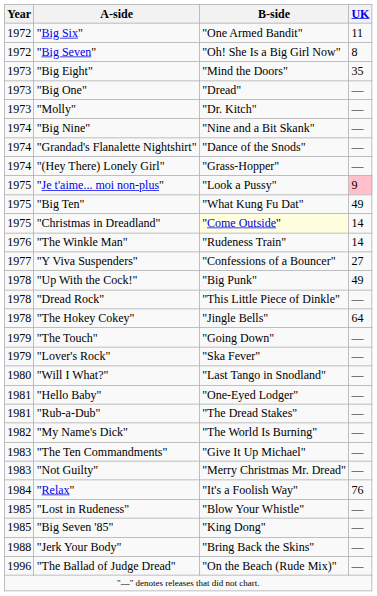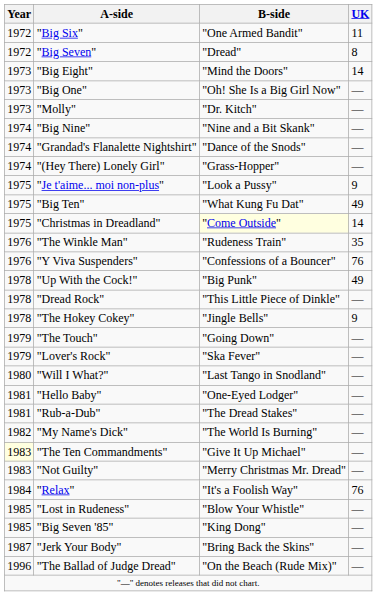(271, 52) "Oh! She Is a Big Girl Now" -> (222, 52) "Dread"
(357, 71) 35 -> (357, 71) 14
(222, 90) "Dread" -> (271, 90) "Oh! She Is a Big Girl Now"
(354, 185) pink background -> (354, 185) no background
(357, 242) 14 -> (357, 242) 35
(19, 261) 1977 -> (19, 261) 1976
(357, 261) 27 -> (357, 261) 76
(357, 318) 64 -> (354, 318) 9
(19, 451) no background -> (19, 451) lightyellow background
(19, 546) 1988 -> (19, 546) 1987
